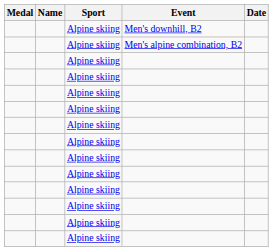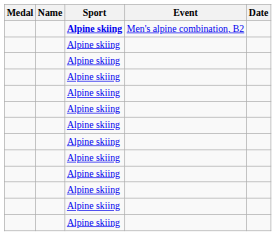- row: (20, 29)
(93, 45) normal -> (95, 29) bold
